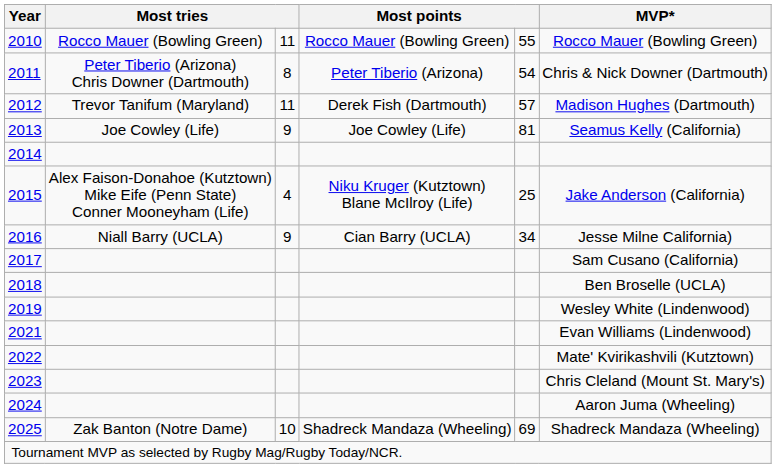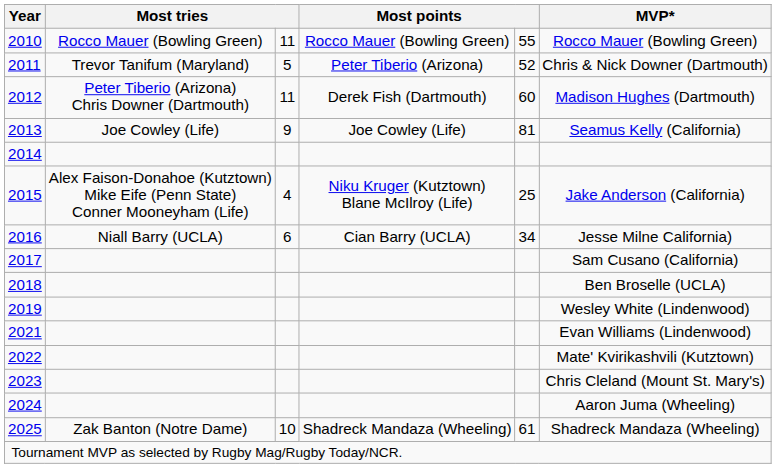(160, 73) Peter Tiberio (Arizona) Chris Downer (Dartmouth) -> (160, 64) Trevor Tanifum (Maryland)
(287, 73) 8 -> (287, 64) 5
(527, 73) 54 -> (527, 64) 52
(160, 105) Trevor Tanifum (Maryland) -> (160, 97) Peter Tiberio (Arizona) Chris Downer (Dartmouth)
(527, 105) 57 -> (527, 97) 60
(287, 236) 9 -> (287, 236) 6
(527, 429) 69 -> (527, 429) 61
